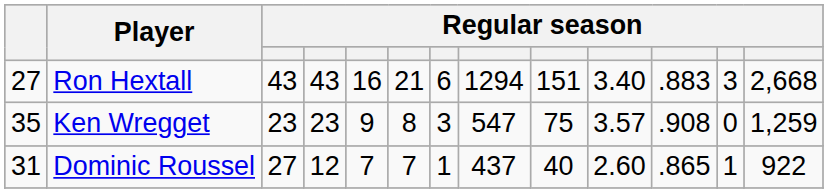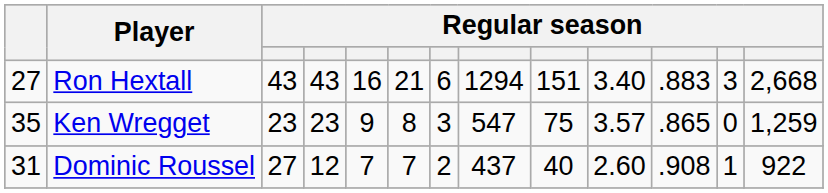(684, 123) .908 -> (684, 123) .865
(444, 166) 1 -> (444, 166) 2
(684, 166) .865 -> (684, 166) .908
